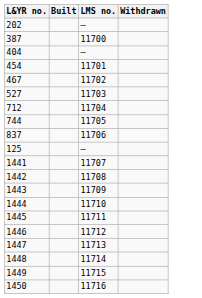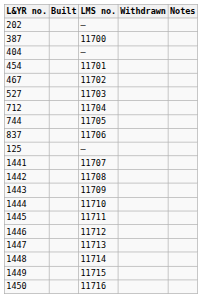+ column: (183, 11)
